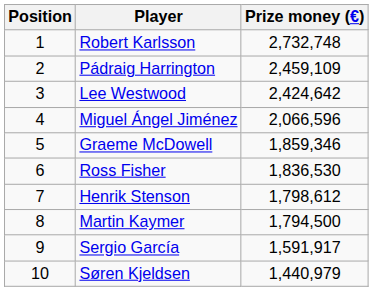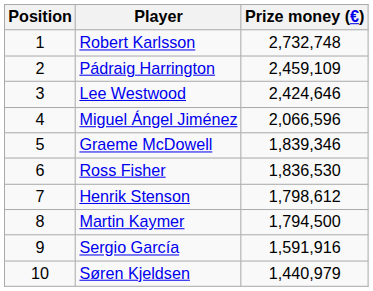(305, 94) 2,424,642 -> (305, 94) 2,424,646
(305, 145) 1,859,346 -> (305, 145) 1,839,346
(305, 247) 1,591,917 -> (305, 247) 1,591,916
